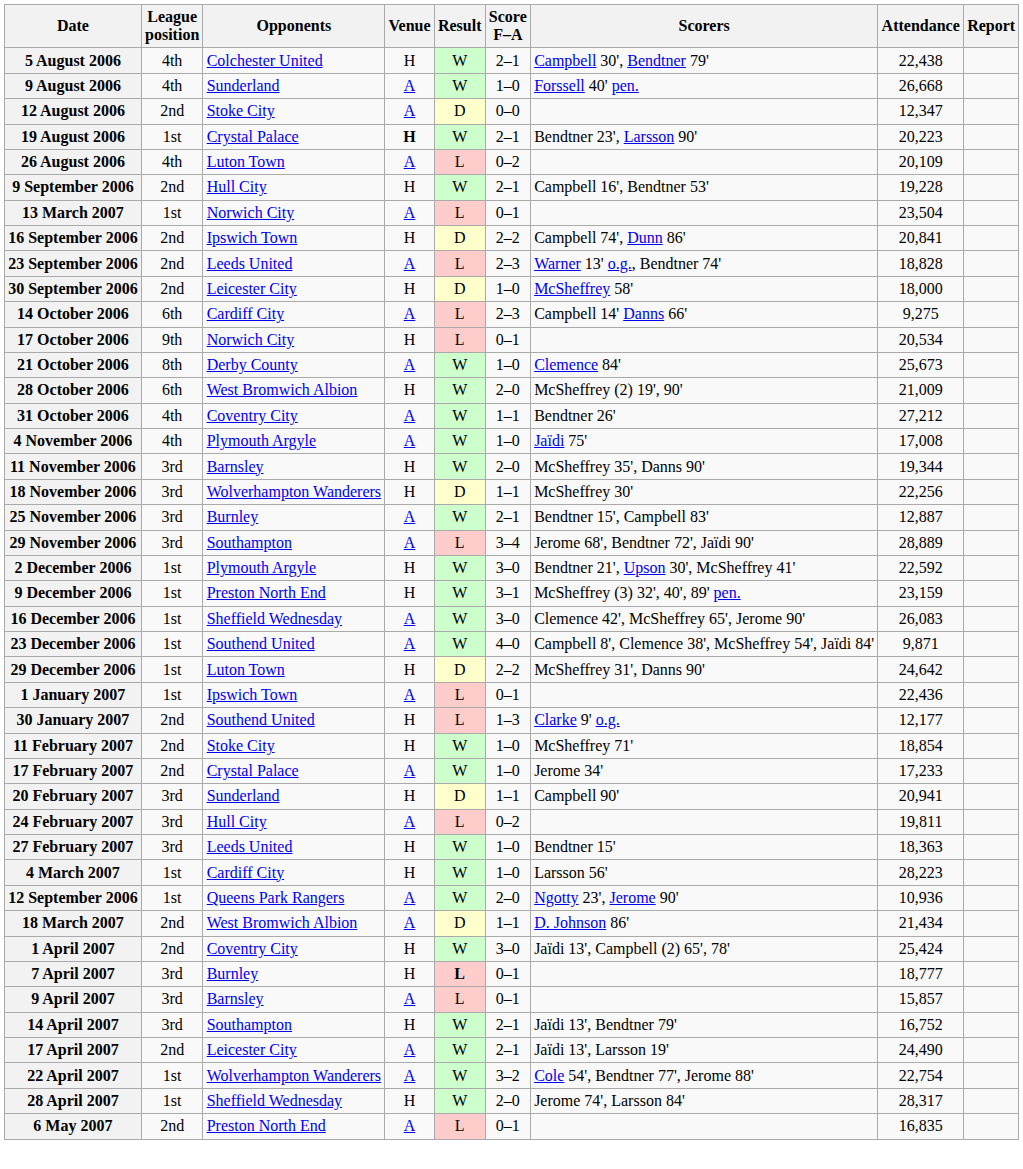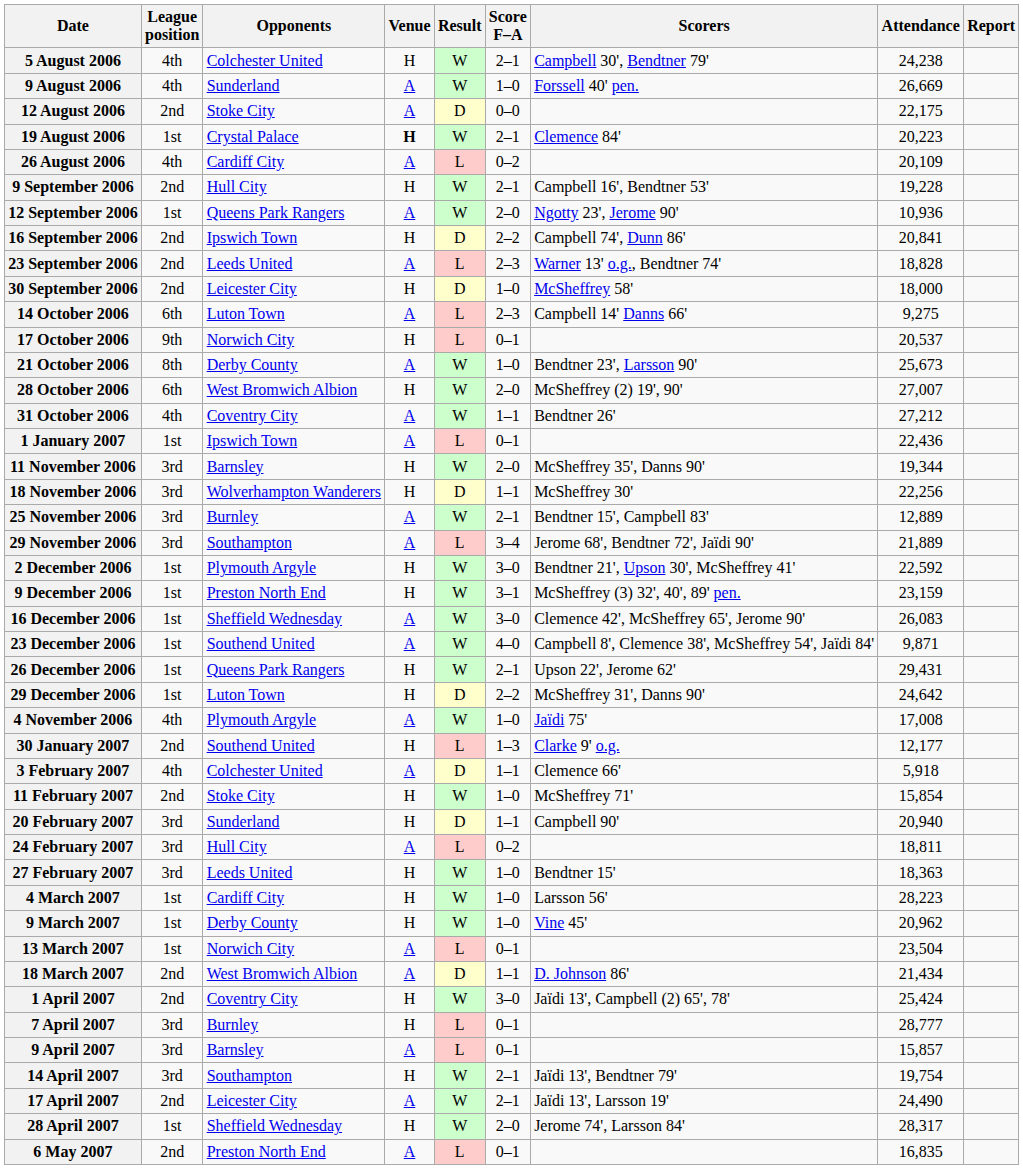(921, 60) 22,438 -> (921, 60) 24,238
(921, 85) 26,668 -> (921, 85) 26,669
(921, 111) 12,347 -> (921, 111) 22,175
(616, 136) Bendtner 23', Larsson 90' -> (578, 136) Clemence 84'
(246, 162) Luton Town -> (245, 162) Cardiff City
rows swapped: (73, 897) <-> (73, 212)
(245, 314) Cardiff City -> (246, 314) Luton Town
(921, 339) 20,534 -> (921, 339) 20,537
(578, 365) Clemence 84' -> (616, 365) Bendtner 23', Larsson 90'
(921, 390) 21,009 -> (921, 390) 27,007
rows swapped: (73, 441) <-> (73, 694)
(921, 517) 12,887 -> (921, 517) 12,889
(921, 542) 28,889 -> (921, 542) 21,889
+ row: (73, 669)
+ row: (73, 771)
(921, 745) 18,854 -> (921, 796) 15,854
- row: (73, 771)
(921, 796) 20,941 -> (921, 821) 20,940
(921, 821) 19,811 -> (921, 847) 18,811
+ row: (73, 923)
(460, 974) bold -> (460, 1024) normal
(921, 974) 18,777 -> (921, 1024) 28,777
(921, 1024) 16,752 -> (921, 1075) 19,754
- row: (73, 1075)
